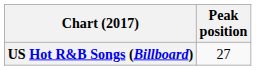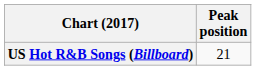(223, 53) 27 -> (223, 53) 21
